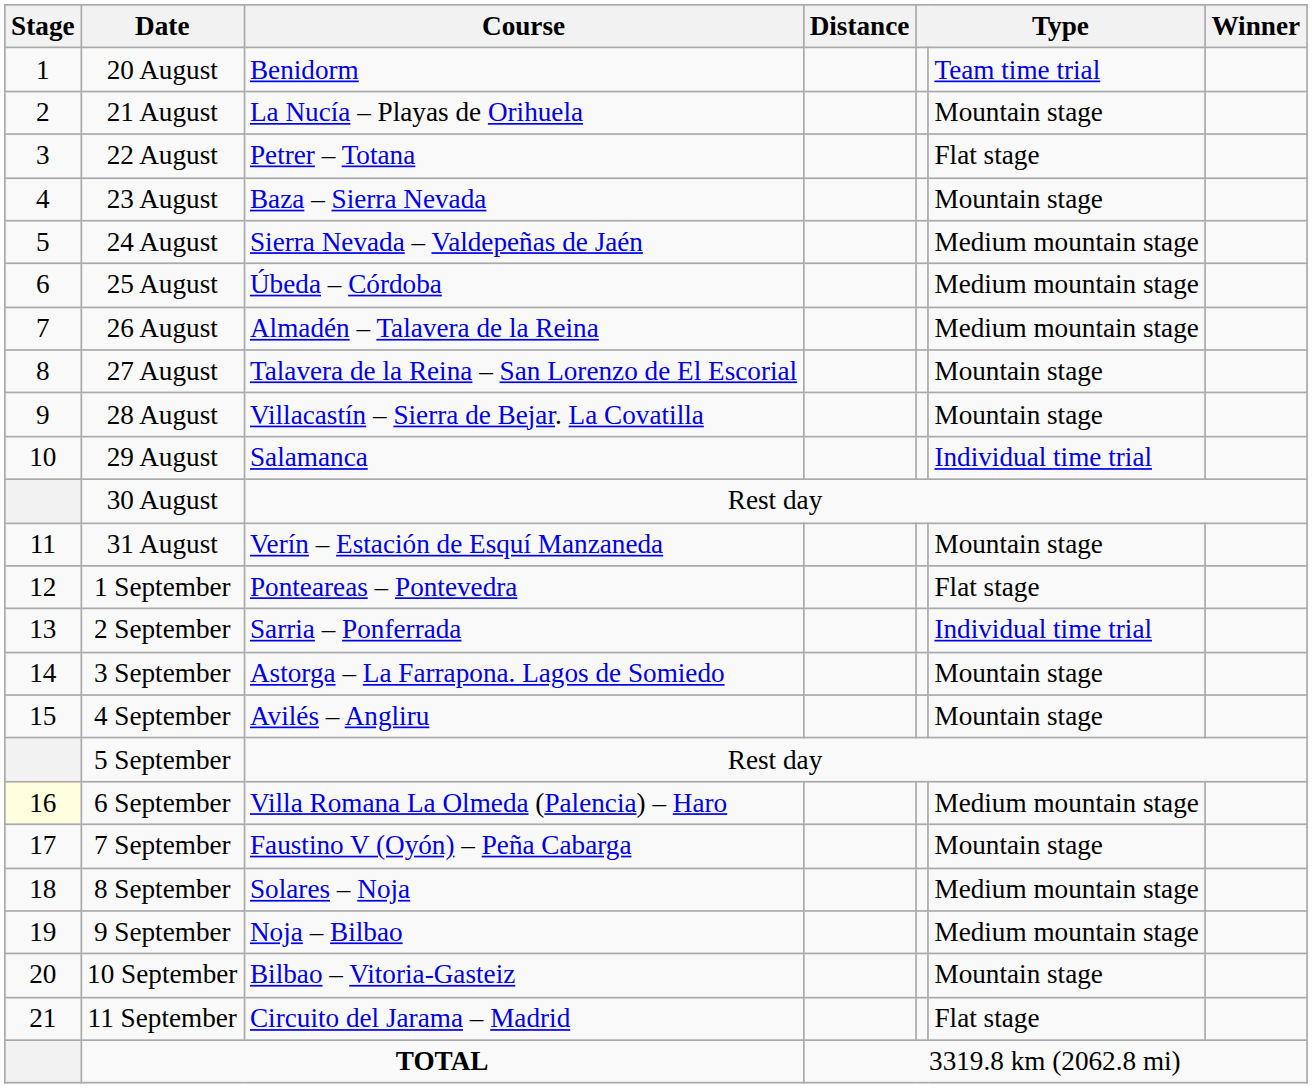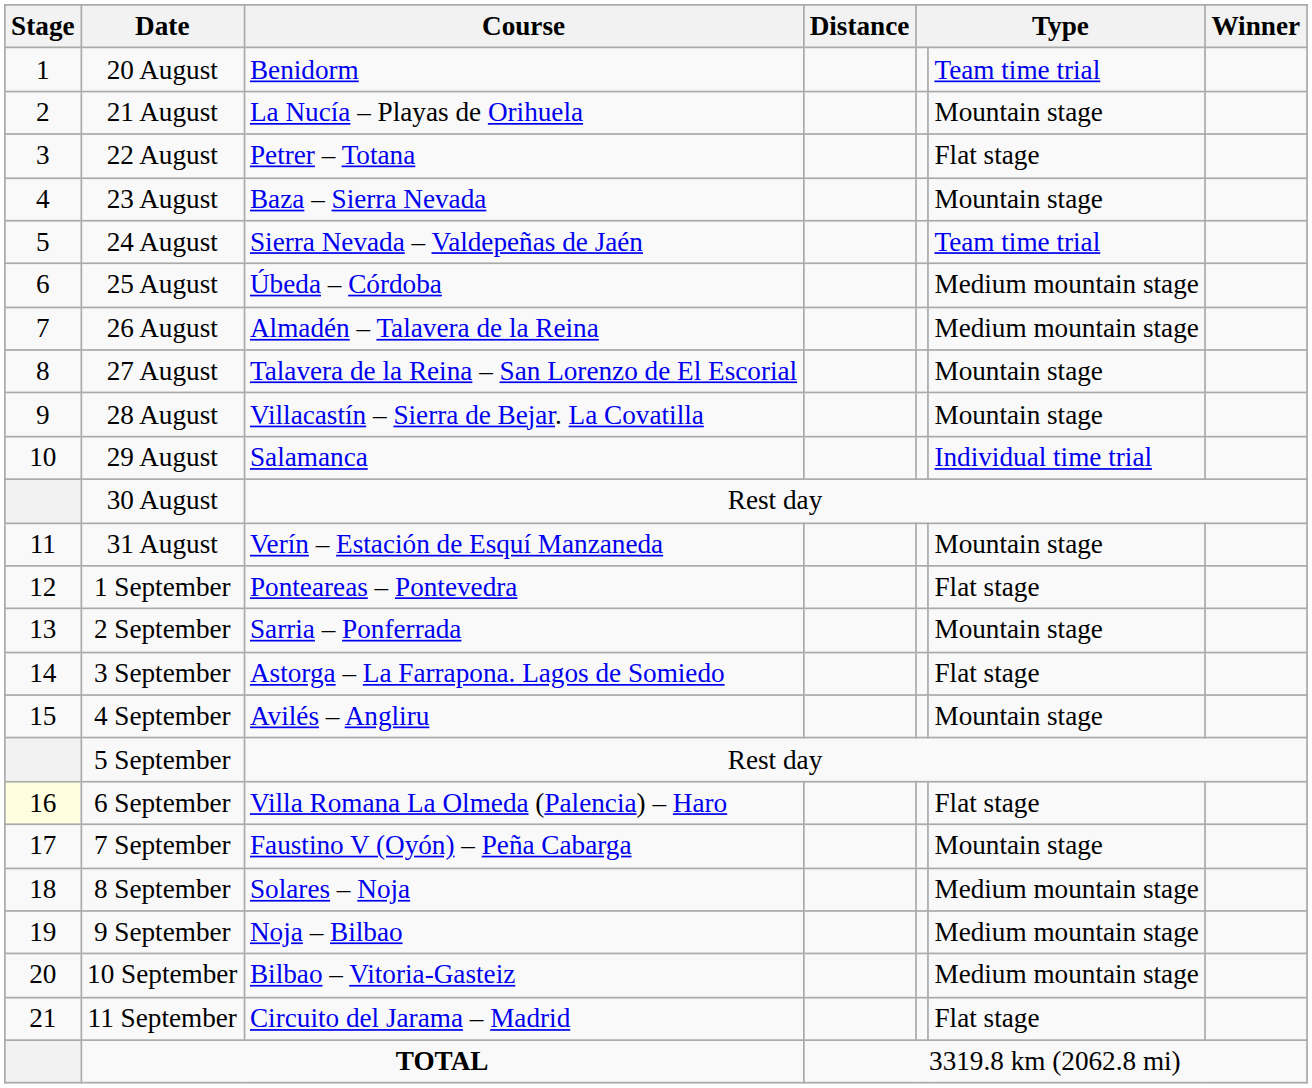(1067, 241) Medium mountain stage -> (1017, 241) Team time trial
(1043, 629) Individual time trial -> (1019, 629) Mountain stage
(1019, 673) Mountain stage -> (987, 673) Flat stage
(1067, 802) Medium mountain stage -> (987, 802) Flat stage
(1019, 975) Mountain stage -> (1067, 975) Medium mountain stage
